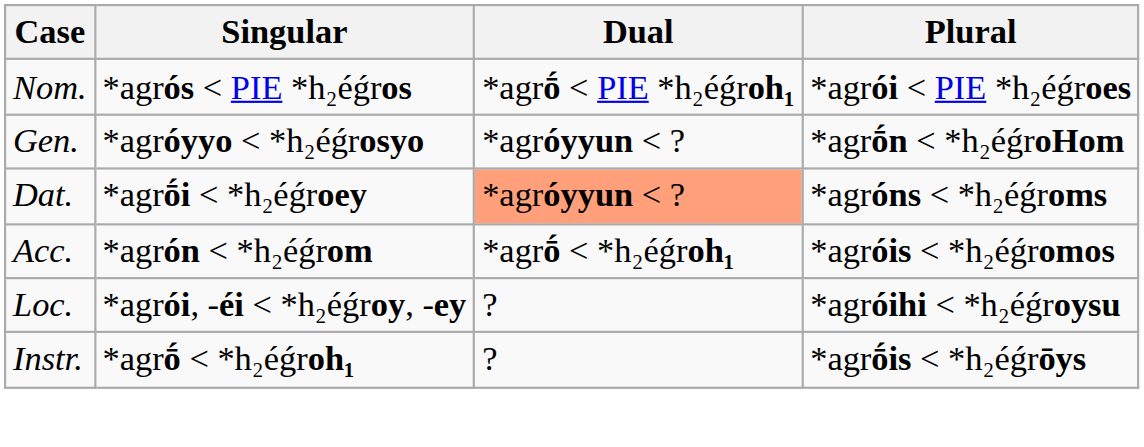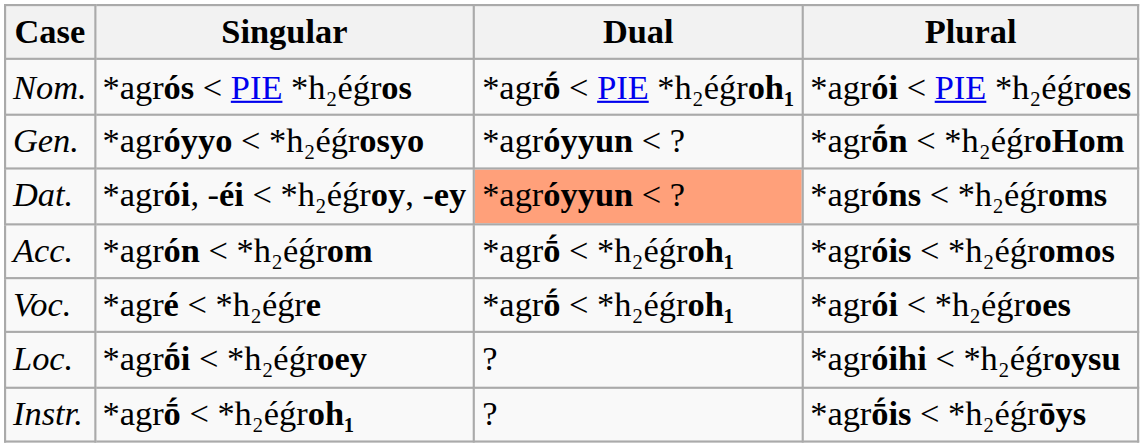(235, 195) *agrṓi < *h₂éǵroey -> (284, 195) *agrói, -éi < *h₂éǵroy, -ey
+ row: (42, 304)
(284, 304) *agrói, -éi < *h₂éǵroy, -ey -> (235, 359) *agrṓi < *h₂éǵroey
